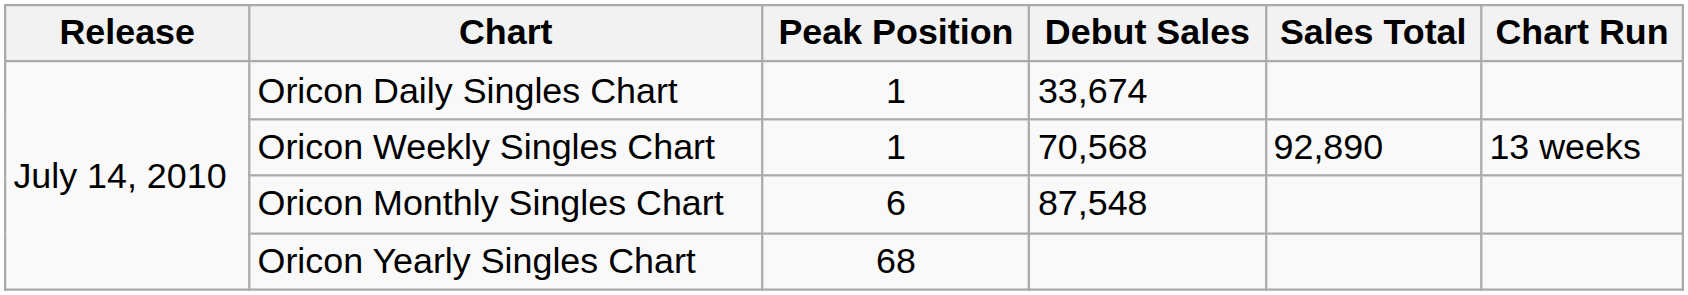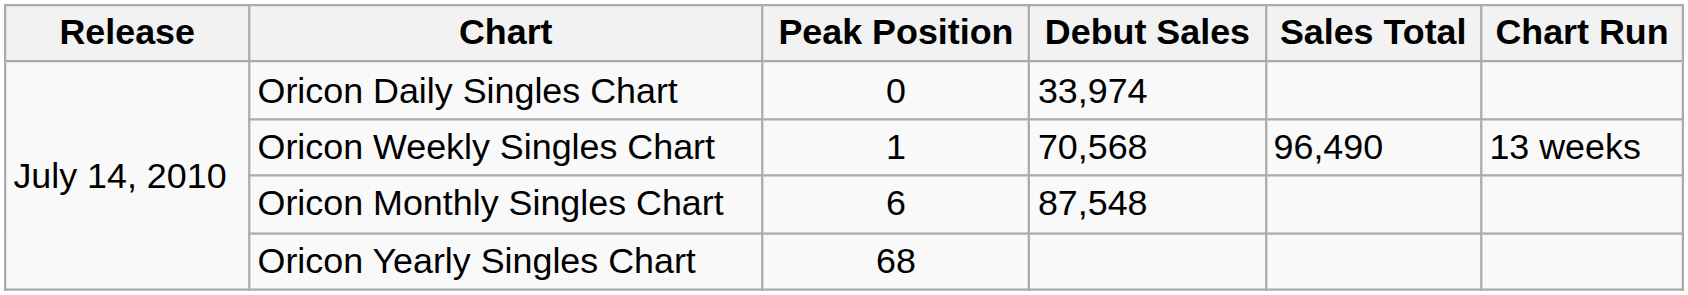(896, 89) 1 -> (896, 89) 0
(1093, 89) 33,674 -> (1093, 89) 33,974
(1328, 146) 92,890 -> (1328, 146) 96,490
